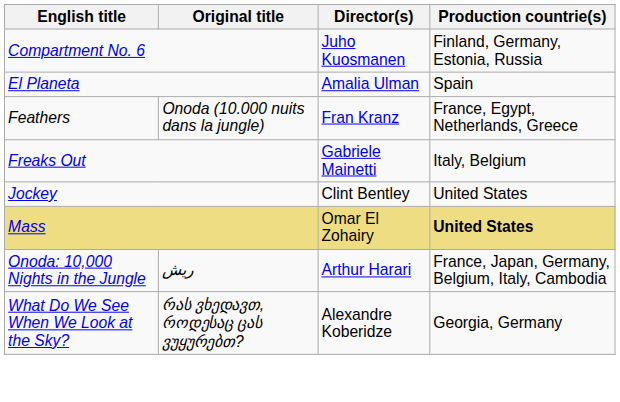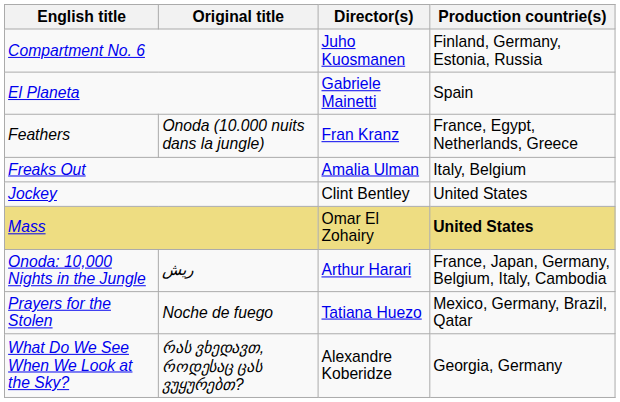(370, 84) Amalia Ulman -> (351, 93) Gabriele Mainetti
(351, 160) Gabriele Mainetti -> (370, 169) Amalia Ulman
+ row: (60, 312)
